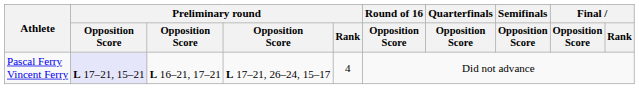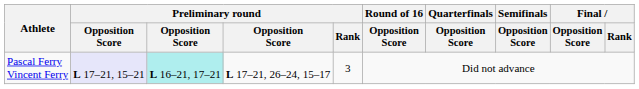(185, 75) no background -> (185, 75) paleturquoise background
(348, 68) 4 -> (348, 68) 3
